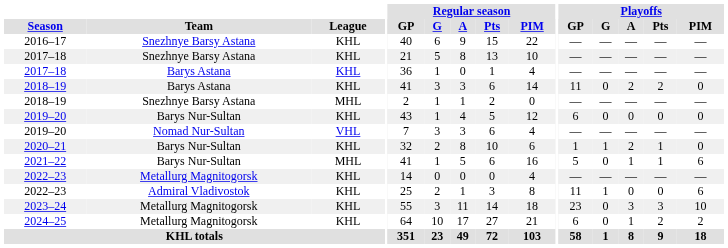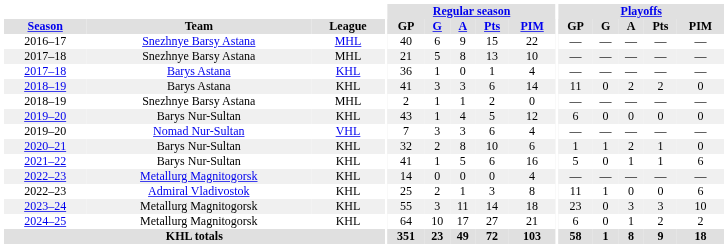(348, 41) KHL -> (348, 41) MHL
(348, 56) KHL -> (348, 56) MHL
(348, 161) MHL -> (348, 161) KHL
